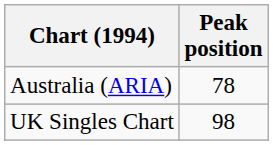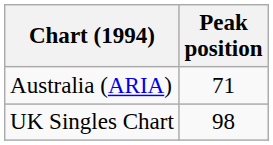(224, 85) 78 -> (224, 85) 71
